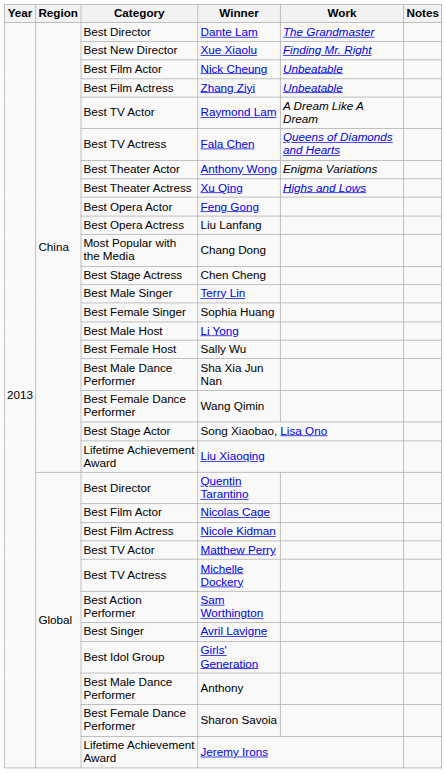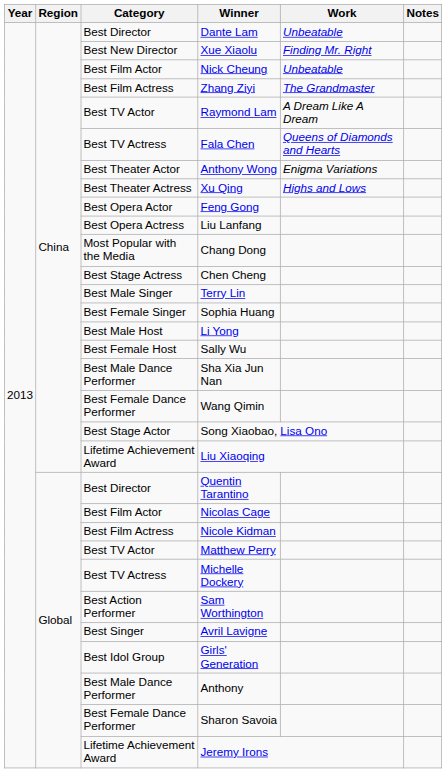(329, 32) The Grandmaster -> (313, 32) Unbeatable
(313, 87) Unbeatable -> (329, 87) The Grandmaster
